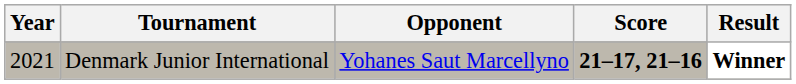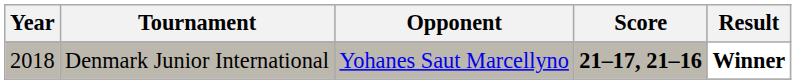(32, 60) 2021 -> (32, 60) 2018
